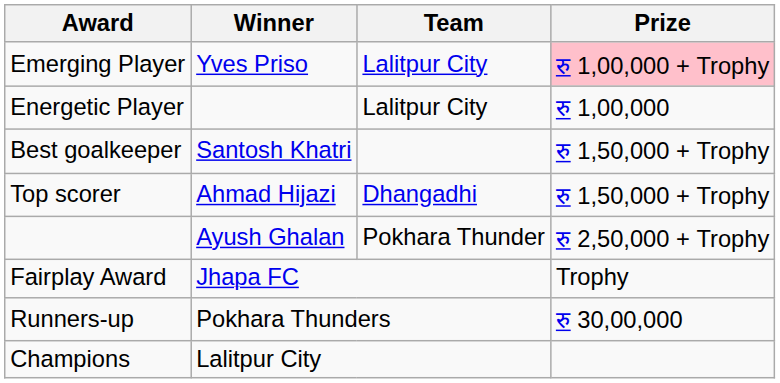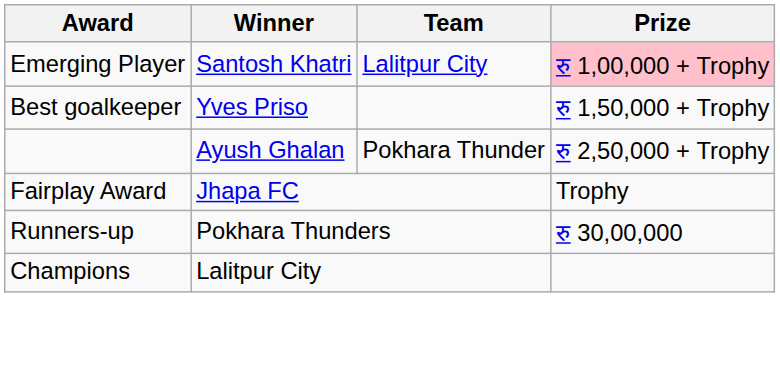(252, 63) Yves Priso -> (274, 63) Santosh Khatri
- row: (97, 107)
(274, 150) Santosh Khatri -> (252, 107) Yves Priso
- row: (65, 194)
